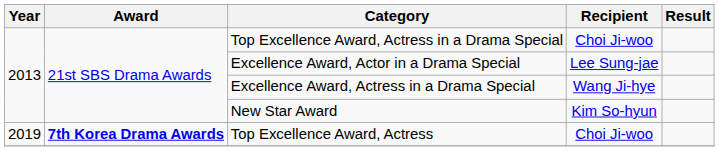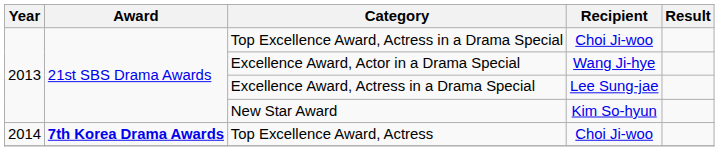(614, 63) Lee Sung-jae -> (614, 63) Wang Ji-hye
(614, 87) Wang Ji-hye -> (614, 87) Lee Sung-jae
(24, 134) 2019 -> (24, 134) 2014
